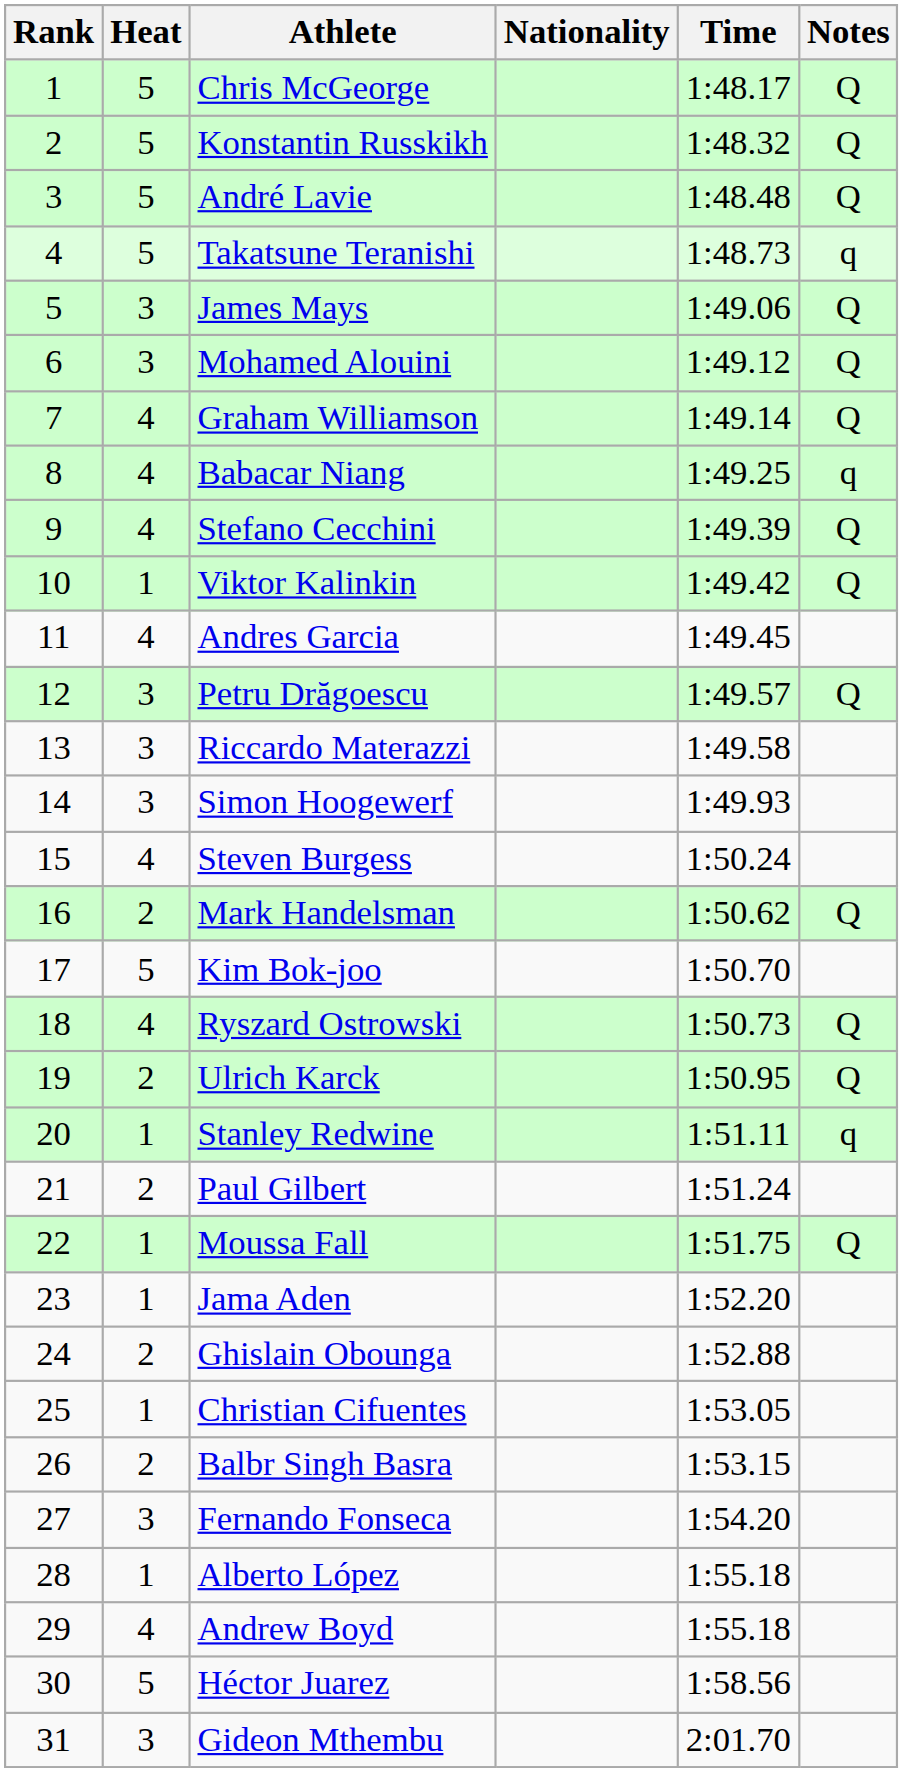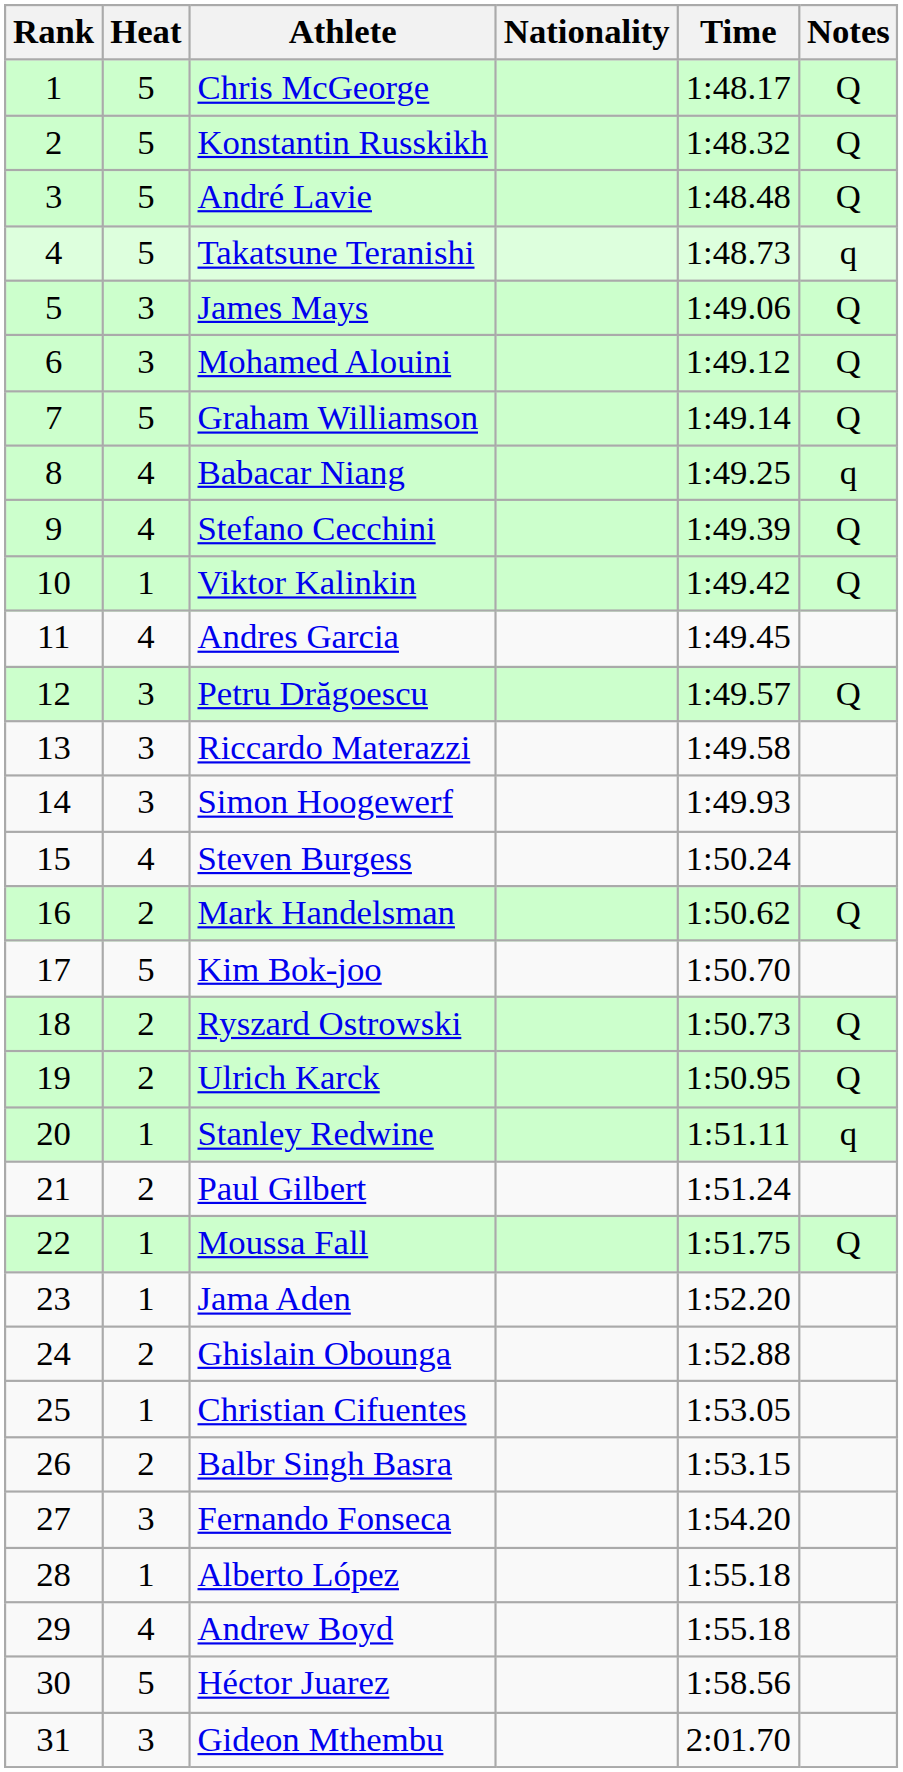(146, 417) 4 -> (146, 417) 5
(146, 1023) 4 -> (146, 1023) 2
